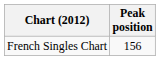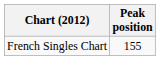(133, 45) 156 -> (133, 45) 155
